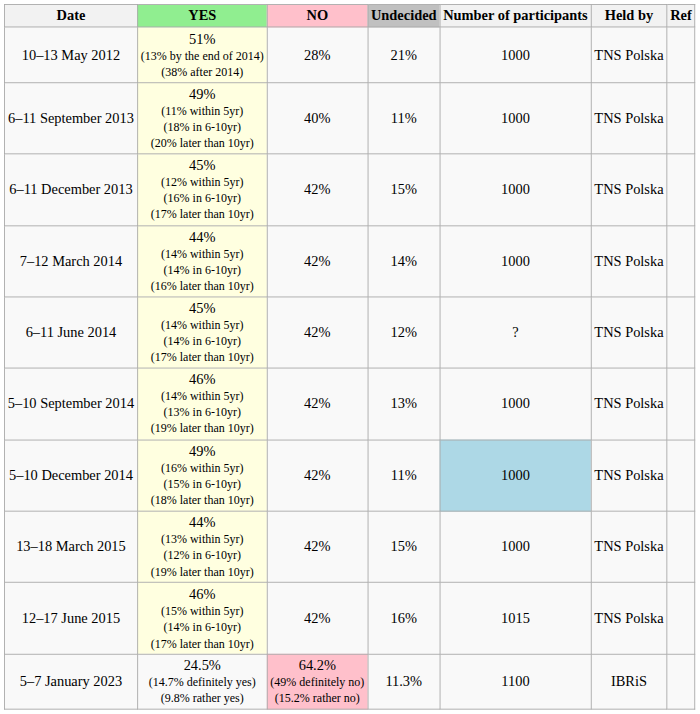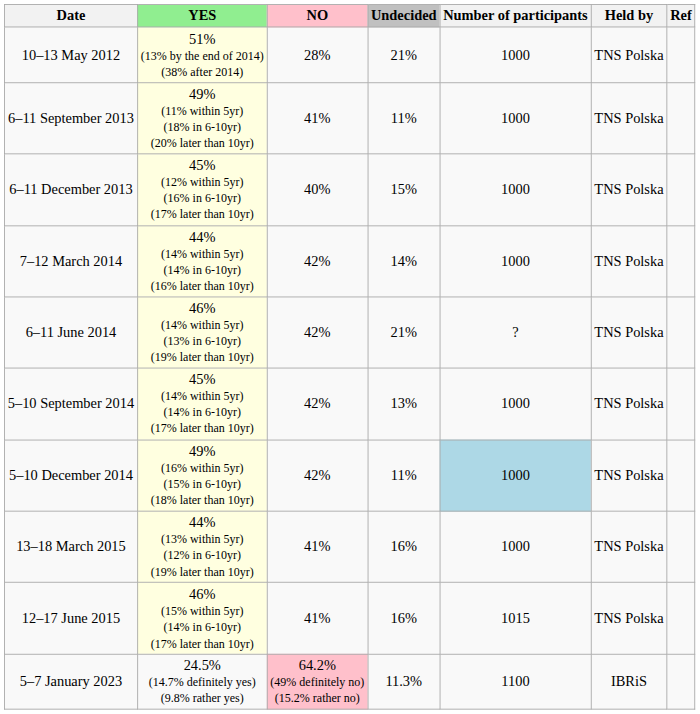(317, 118) 40% -> (317, 118) 41%
(317, 189) 42% -> (317, 189) 40%
(202, 332) 45% (14% within 5yr) (14% in 6-10yr) (17% later than 10yr) -> (202, 332) 46% (14% within 5yr) (13% in 6-10yr) (19% later than 10yr)
(404, 332) 12% -> (404, 332) 21%
(202, 404) 46% (14% within 5yr) (13% in 6-10yr) (19% later than 10yr) -> (202, 404) 45% (14% within 5yr) (14% in 6-10yr) (17% later than 10yr)
(317, 546) 42% -> (317, 546) 41%
(404, 546) 15% -> (404, 546) 16%
(317, 618) 42% -> (317, 618) 41%
